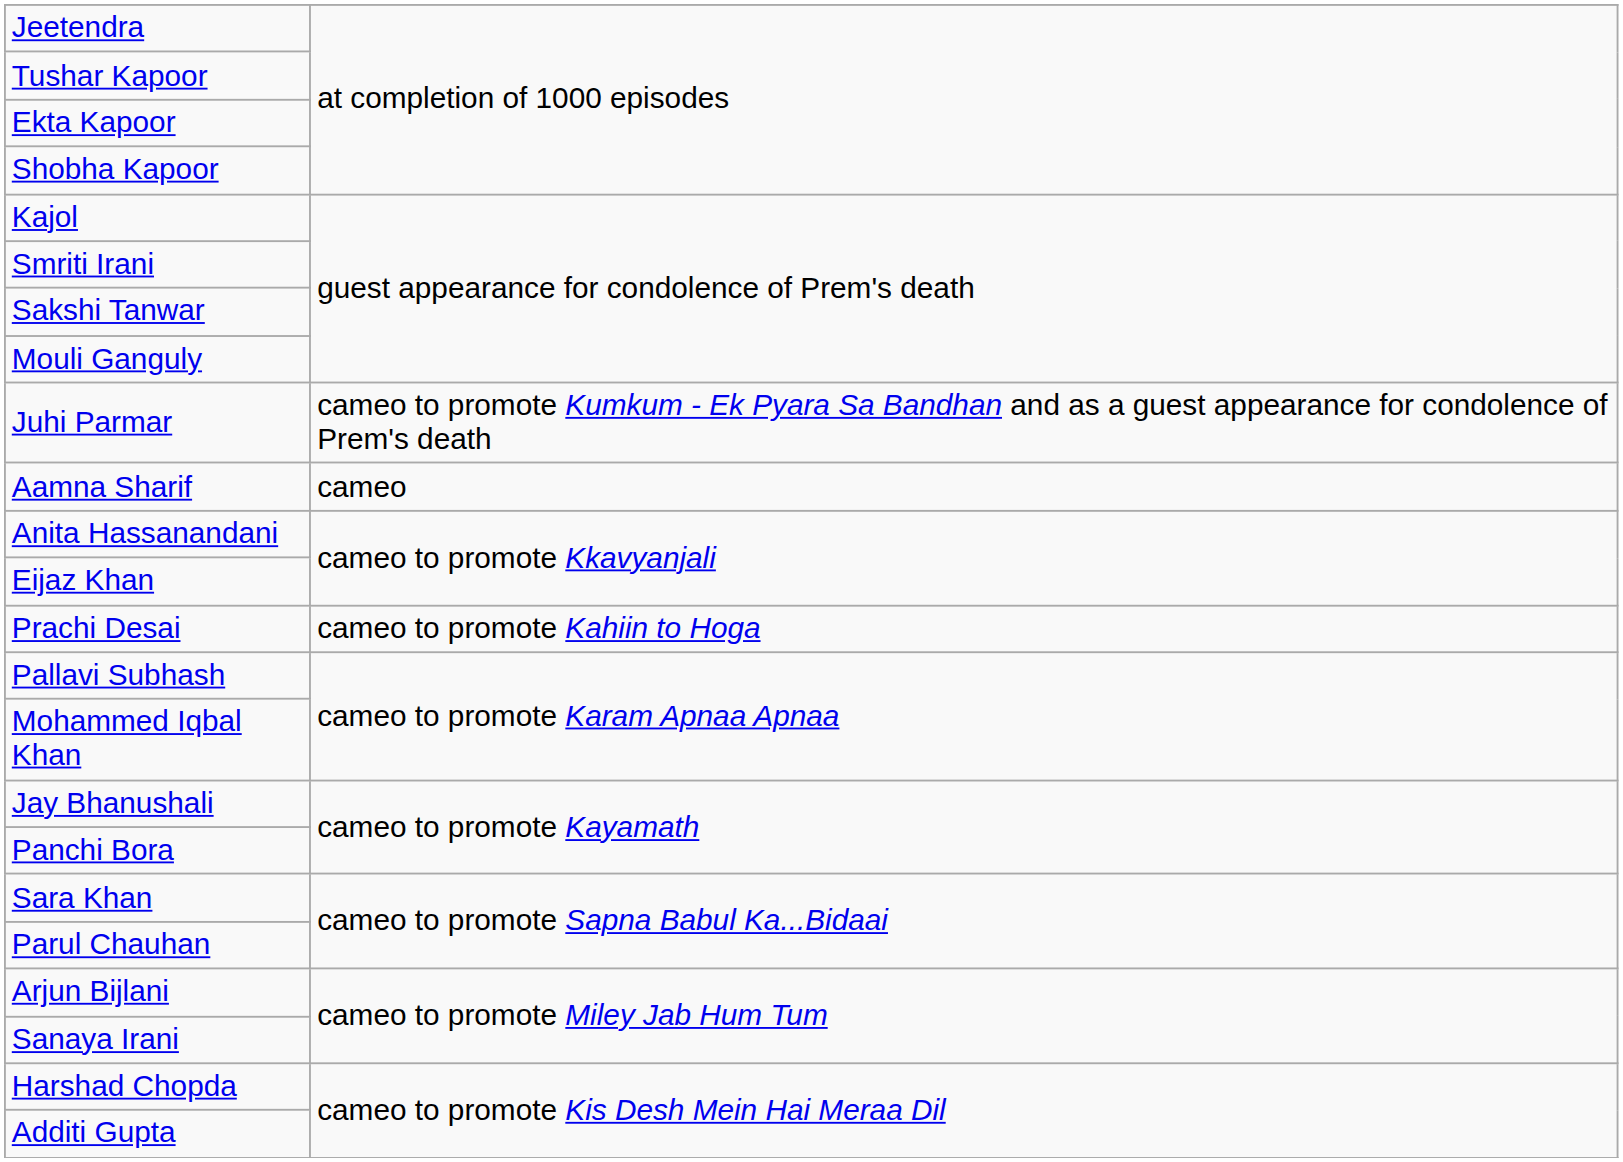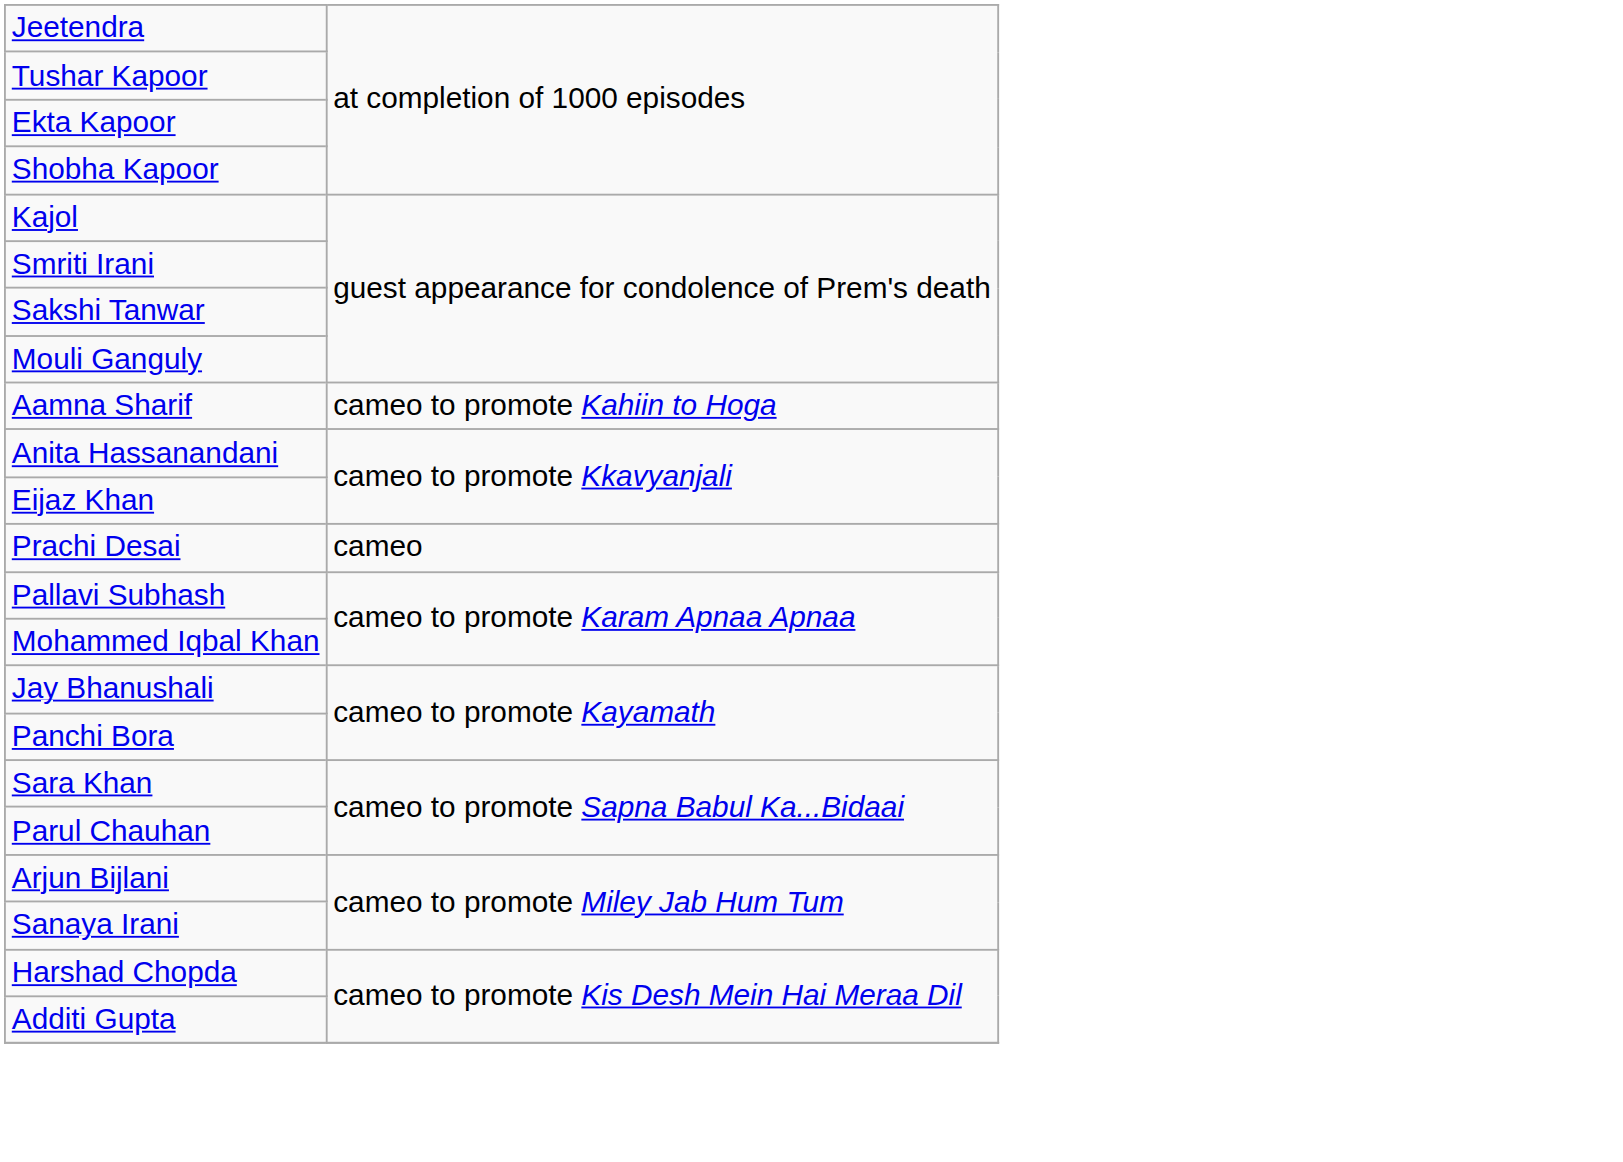- row: (92, 422)
(362, 486) cameo -> (555, 405) cameo to promote Kahiin to Hoga
(539, 627) cameo to promote Kahiin to Hoga -> (378, 547) cameo
